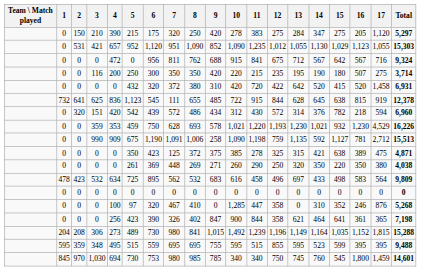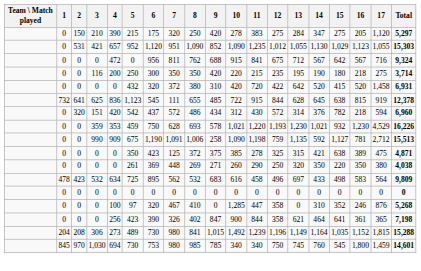(360, 73) 507 -> (360, 73) 218
(153, 113) 439 -> (153, 113) 437
- row: (79, 245)
